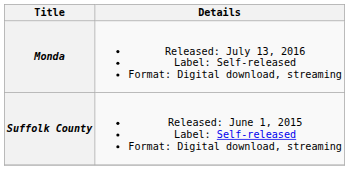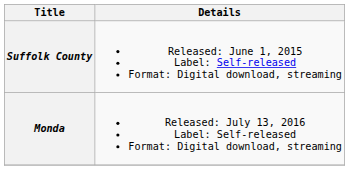rows swapped: (50, 129) <-> (50, 57)
